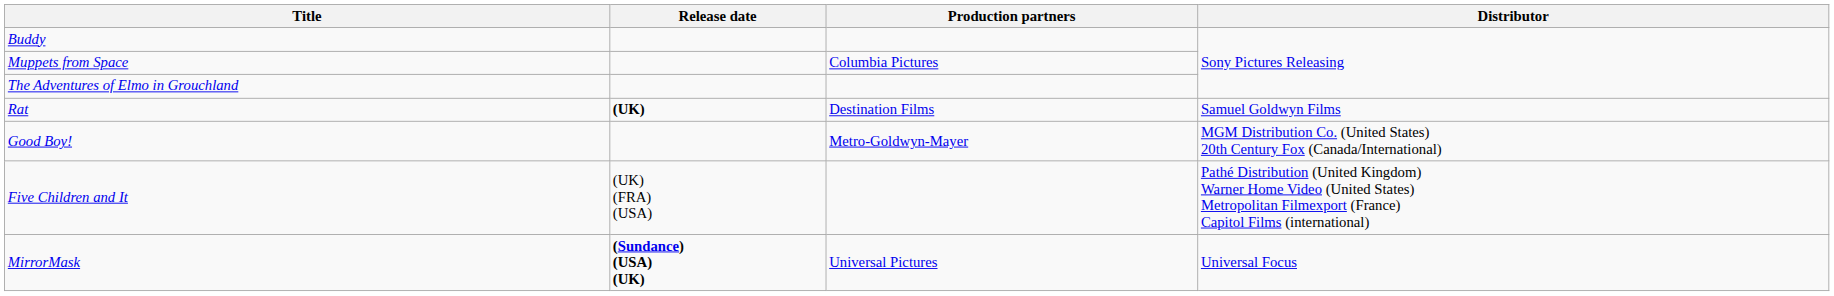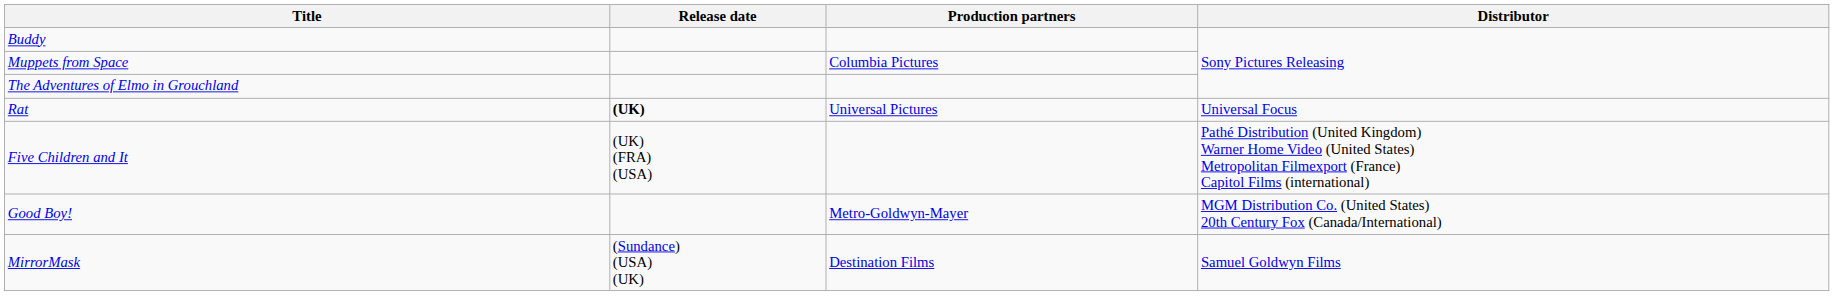(882, 109) Destination Films -> (883, 109) Universal Pictures
(1271, 109) Samuel Goldwyn Films -> (1249, 109) Universal Focus
rows swapped: (40, 141) <-> (68, 197)
(648, 262) bold -> (646, 262) normal
(883, 262) Universal Pictures -> (882, 262) Destination Films
(1249, 262) Universal Focus -> (1271, 262) Samuel Goldwyn Films
